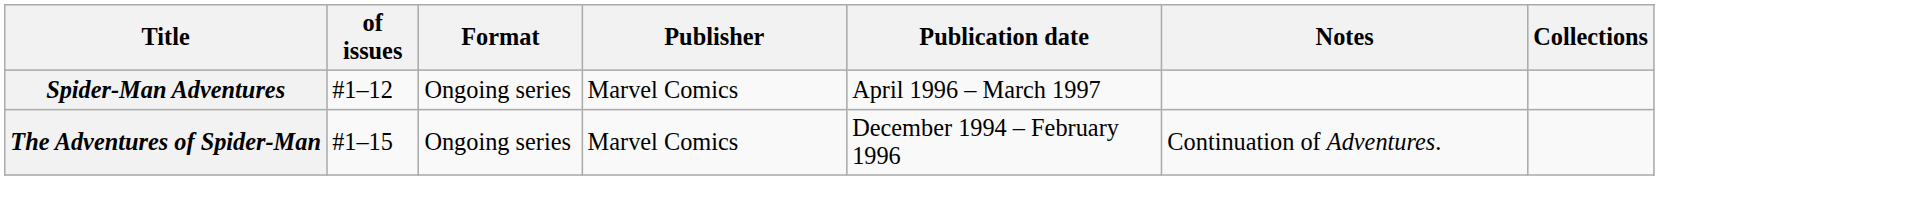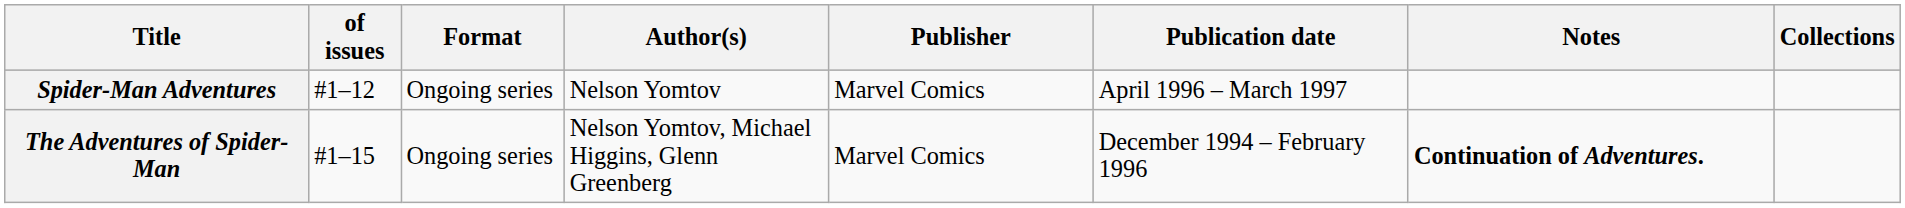+ column: (696, 37)
(1304, 141) normal -> (1559, 155) bold
